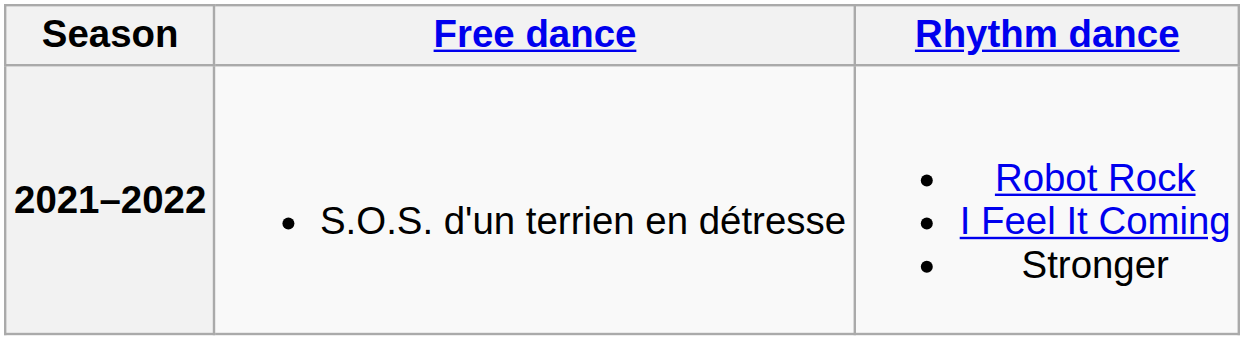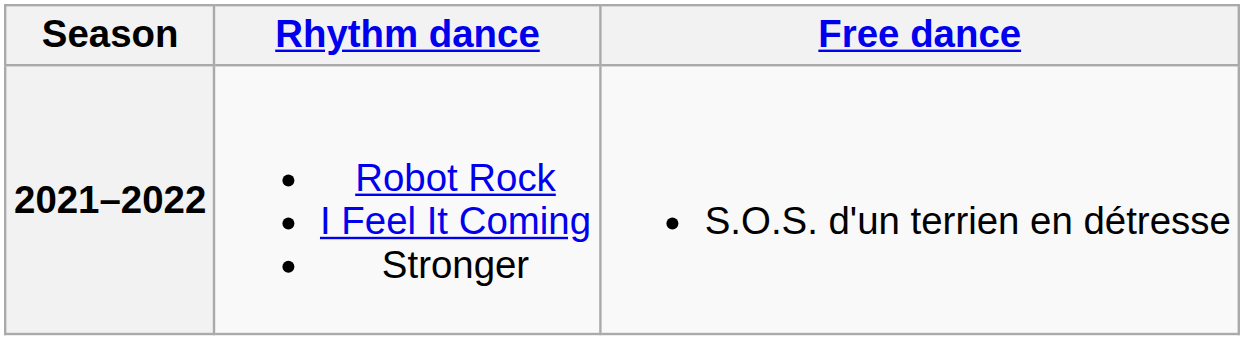columns swapped: (1047, 34) <-> (535, 34)
